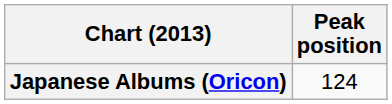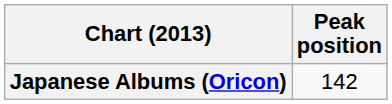(339, 81) 124 -> (339, 81) 142
